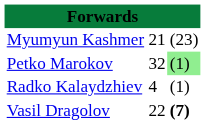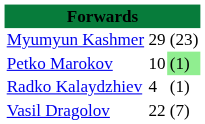(157, 39) 21 -> (157, 39) 29
(157, 63) 32 -> (157, 63) 10
(180, 110) bold -> (180, 110) normal
